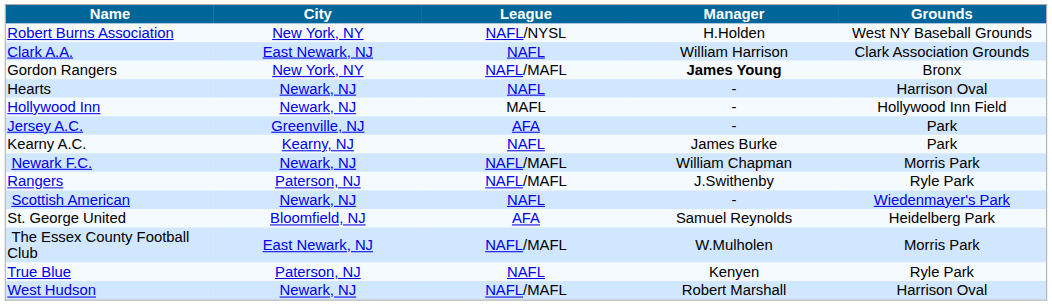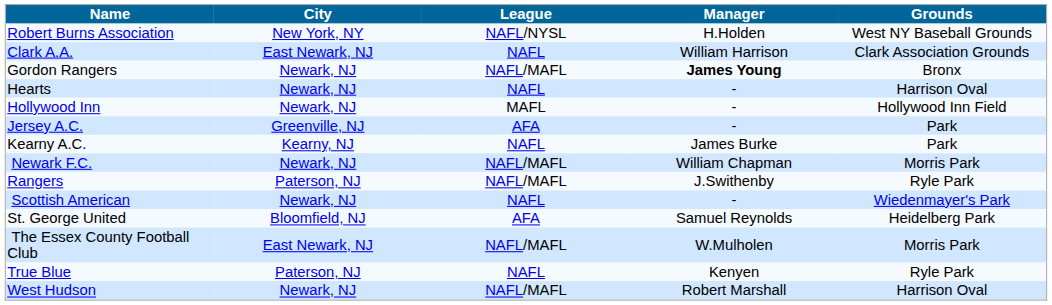(318, 70) New York, NY -> (318, 70) Newark, NJ
